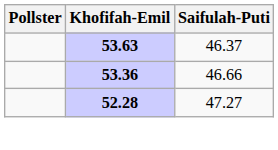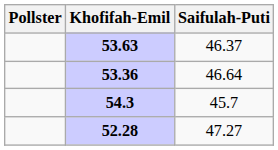(224, 74) 46.66 -> (224, 74) 46.64
+ row: (120, 102)
